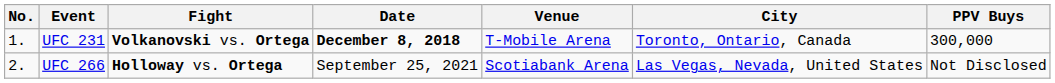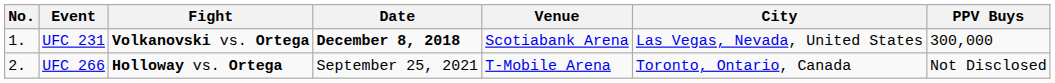(548, 41) T-Mobile Arena -> (557, 41) Scotiabank Arena
(744, 41) Toronto, Ontario, Canada -> (779, 41) Las Vegas, Nevada, United States
(557, 65) Scotiabank Arena -> (548, 65) T-Mobile Arena
(779, 65) Las Vegas, Nevada, United States -> (744, 65) Toronto, Ontario, Canada
